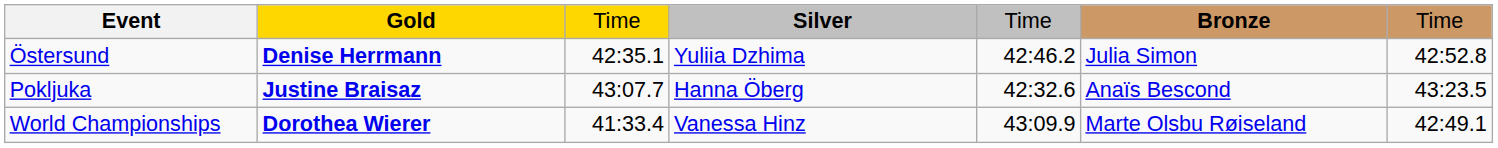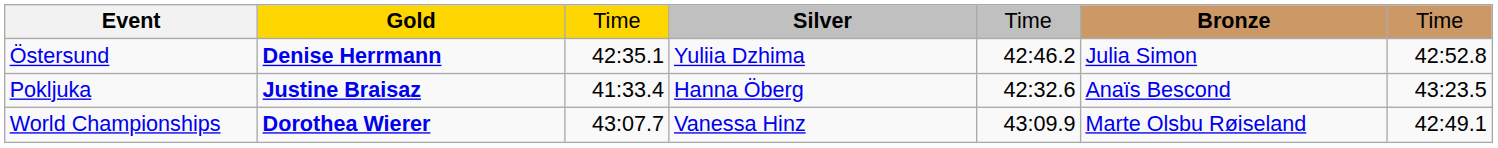(628, 90) 43:07.7 -> (628, 90) 41:33.4
(628, 124) 41:33.4 -> (628, 124) 43:07.7
